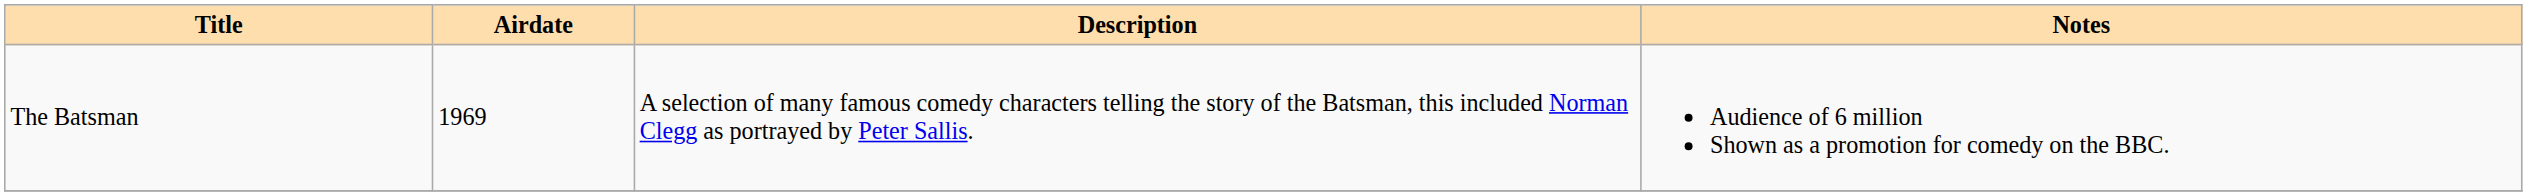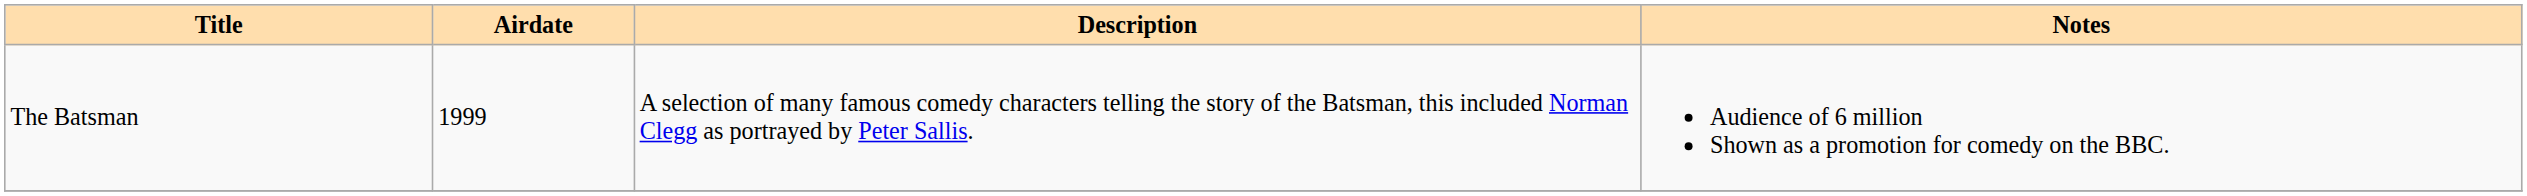(462, 117) 1969 -> (462, 117) 1999
